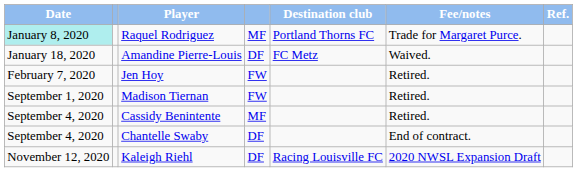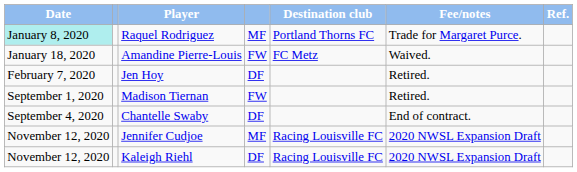(256, 55) DF -> (257, 55) FW
(257, 75) FW -> (256, 75) DF
- row: (171, 116)
+ row: (162, 136)
